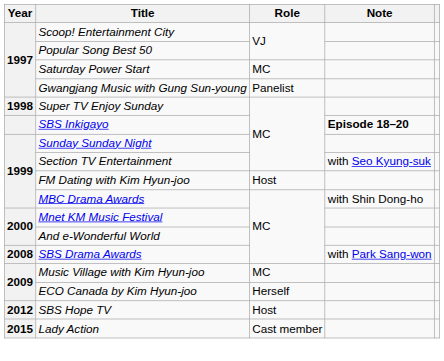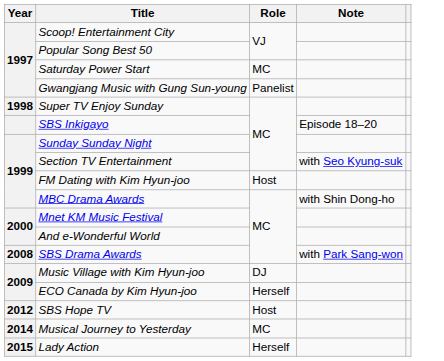(368, 124) bold -> (338, 124) normal
(261, 273) MC -> (259, 273) DJ
+ row: (115, 328)
(287, 328) Cast member -> (271, 347) Herself
